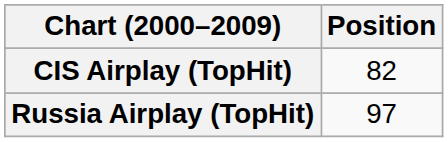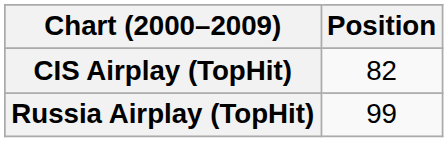(382, 114) 97 -> (382, 114) 99
